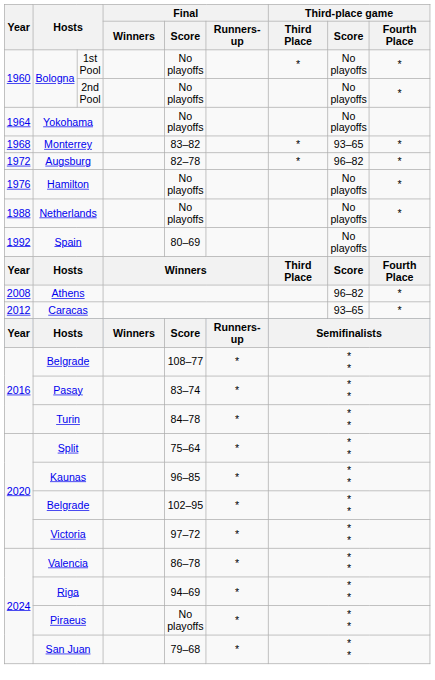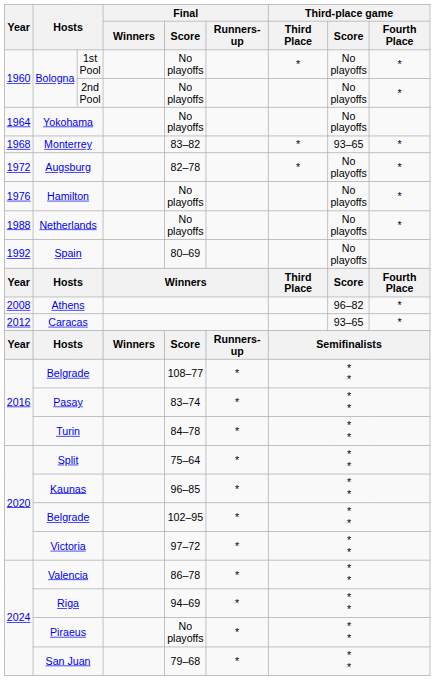(349, 162) 96–82 -> (349, 168) No playoffs
